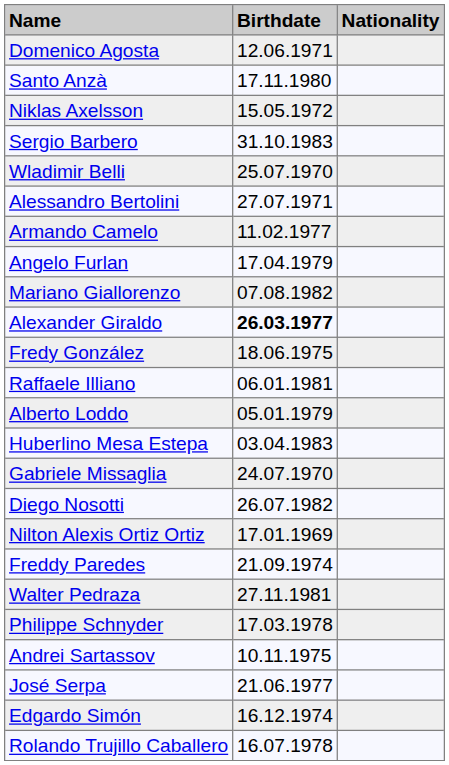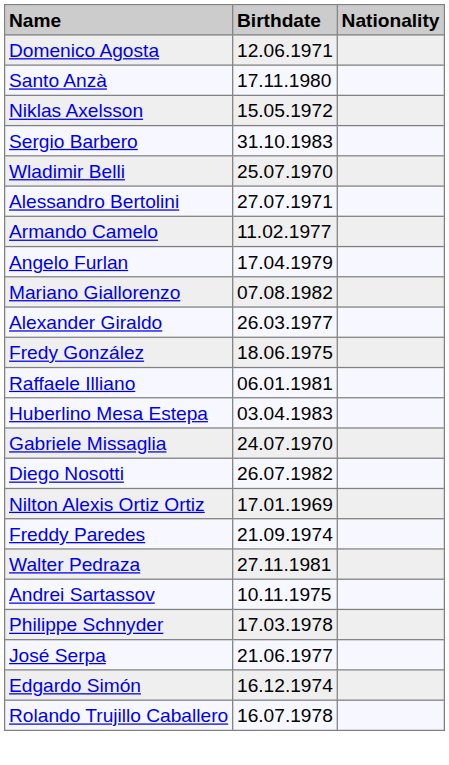(285, 322) bold -> (285, 322) normal
- row: (69, 413)
rows swapped: (82, 655) <-> (86, 625)
